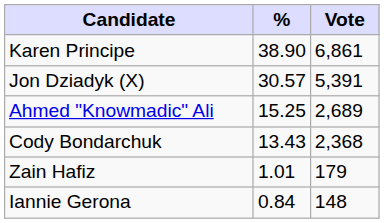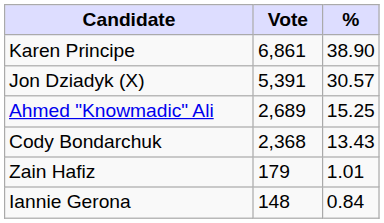columns swapped: (345, 19) <-> (282, 19)
